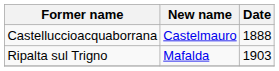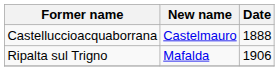(257, 55) 1903 -> (257, 55) 1906
